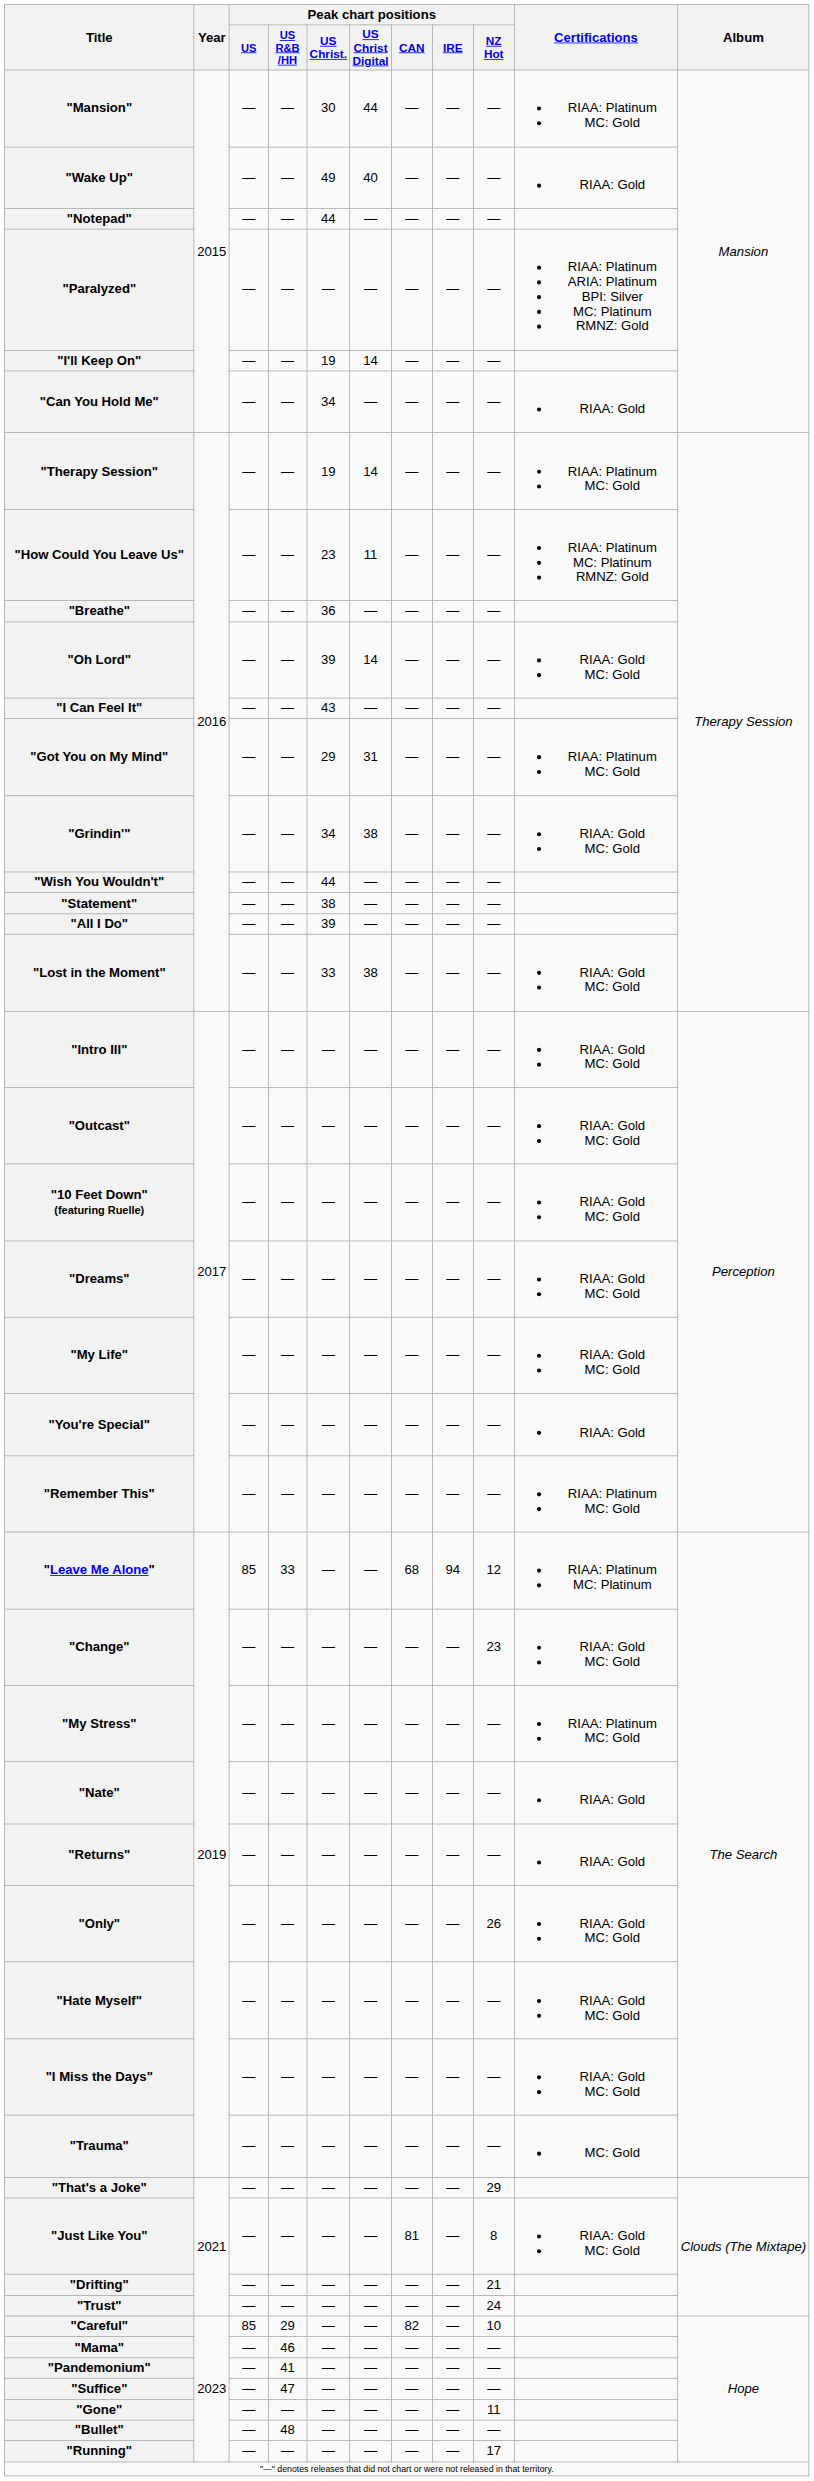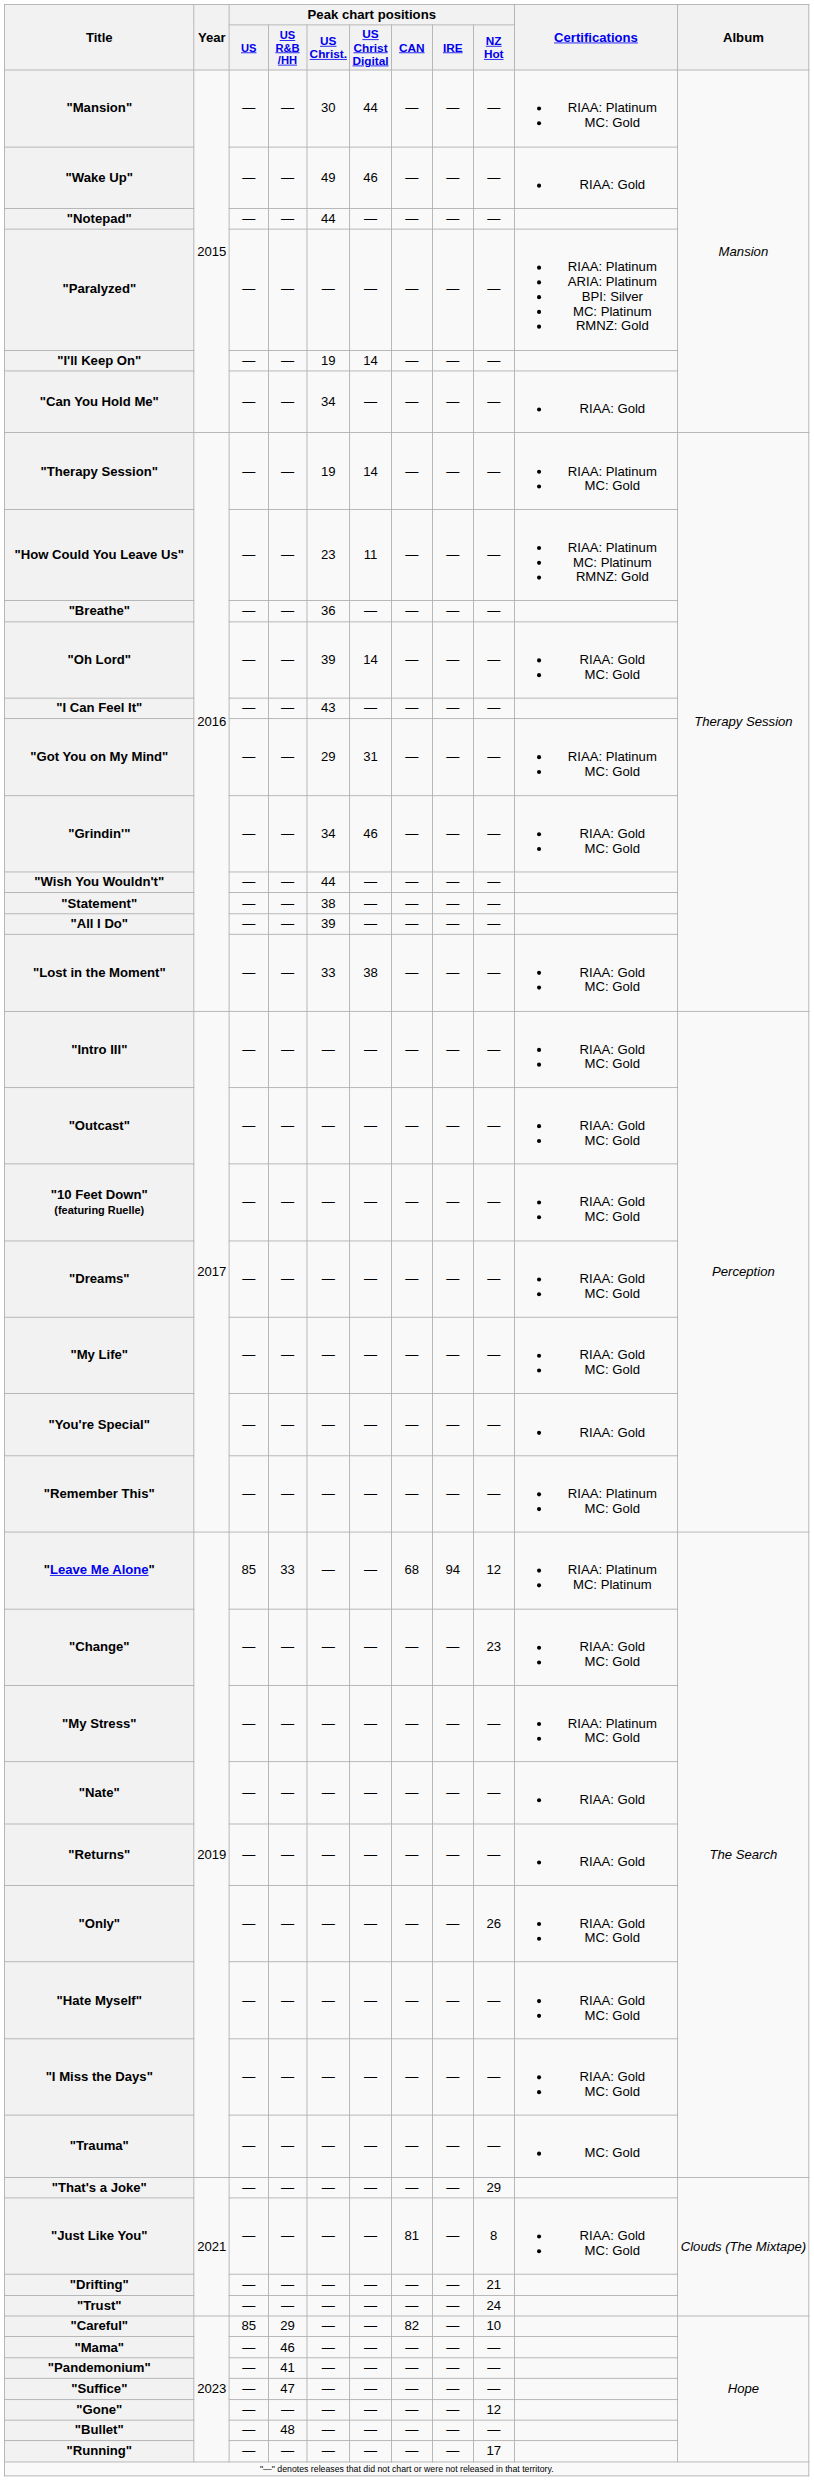(371, 177) 40 -> (371, 177) 46
(371, 833) 38 -> (371, 833) 46
(494, 2409) 11 -> (494, 2409) 12
